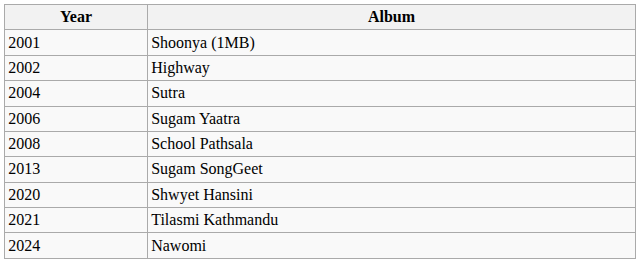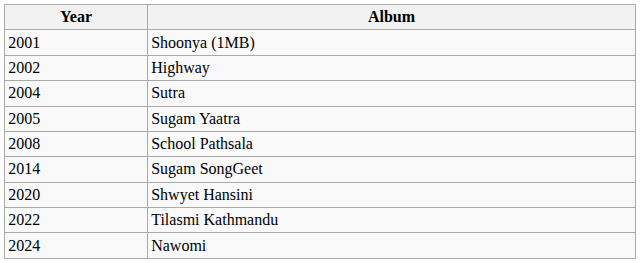(24, 118) 2006 -> (24, 118) 2005
(24, 169) 2013 -> (24, 169) 2014
(24, 220) 2021 -> (24, 220) 2022
